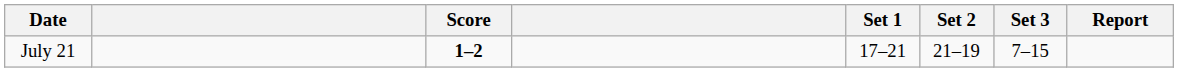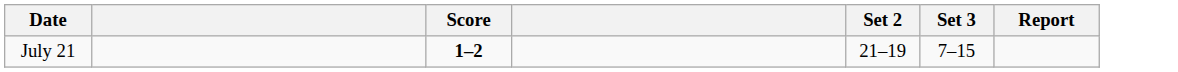- column: (883, 20)
